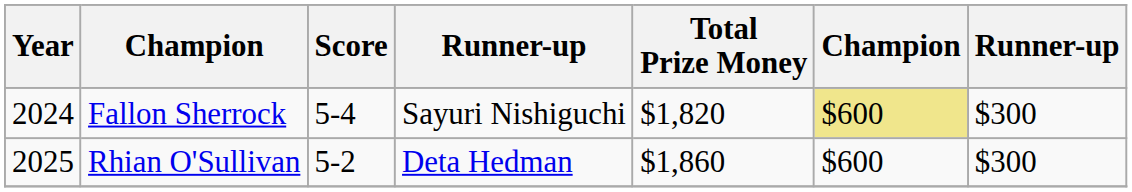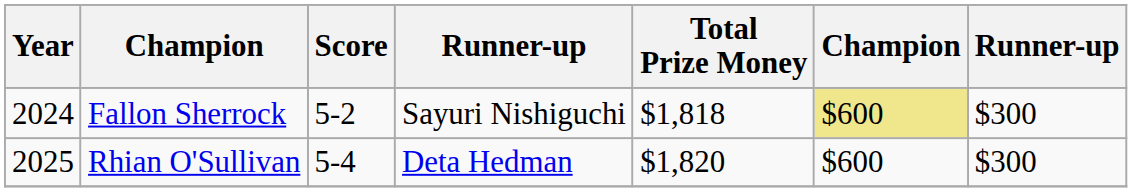(335, 112) 5-4 -> (335, 112) 5-2
(683, 112) $1,820 -> (683, 112) $1,818
(335, 161) 5-2 -> (335, 161) 5-4
(683, 161) $1,860 -> (683, 161) $1,820
